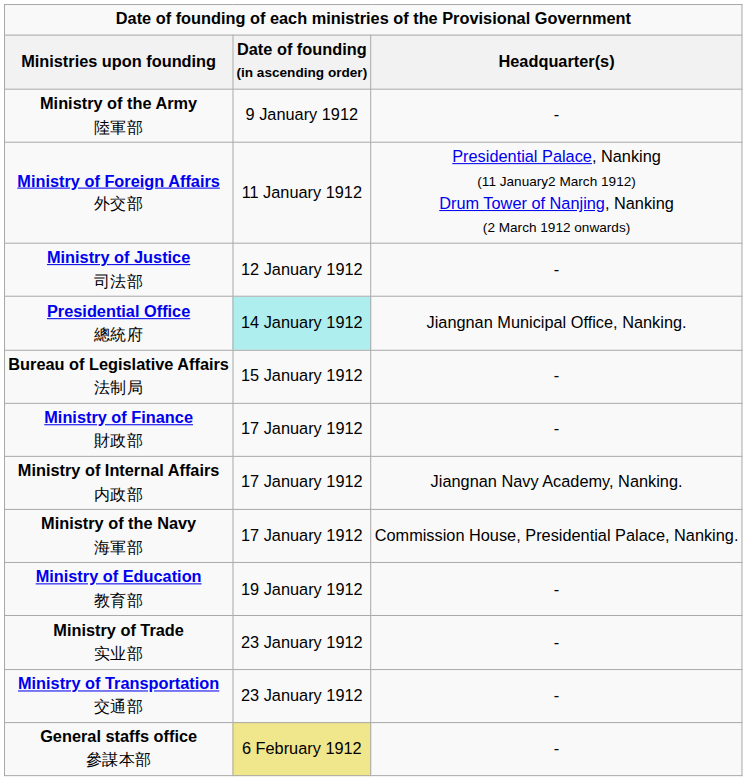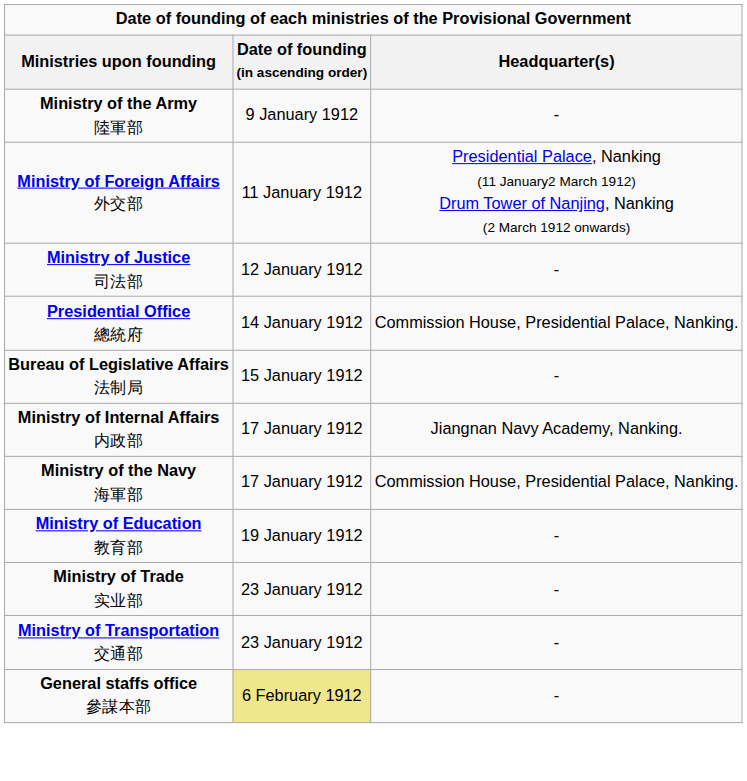(302, 322) paleturquoise background -> (302, 322) no background
(557, 322) Jiangnan Municipal Office, Nanking. -> (557, 322) Commission House, Presidential Palace, Nanking.
- row: (119, 429)
